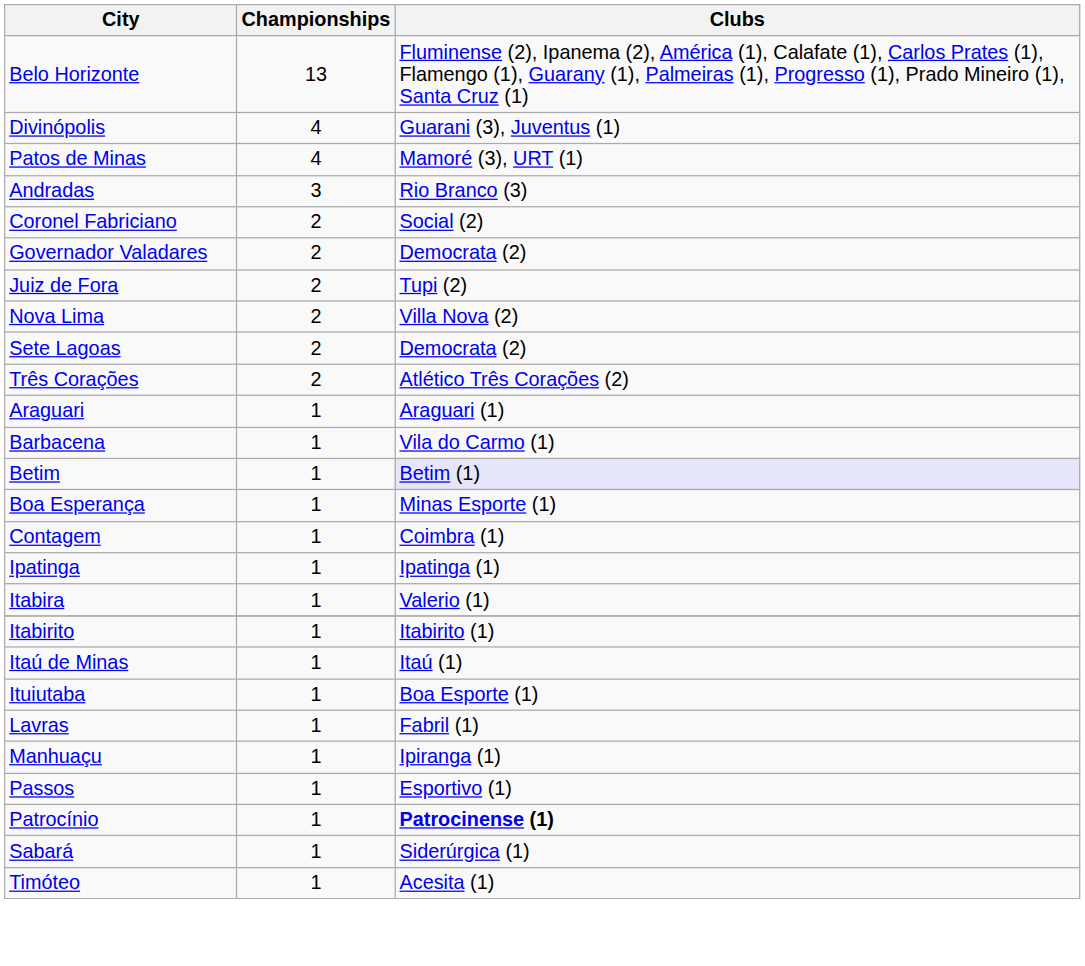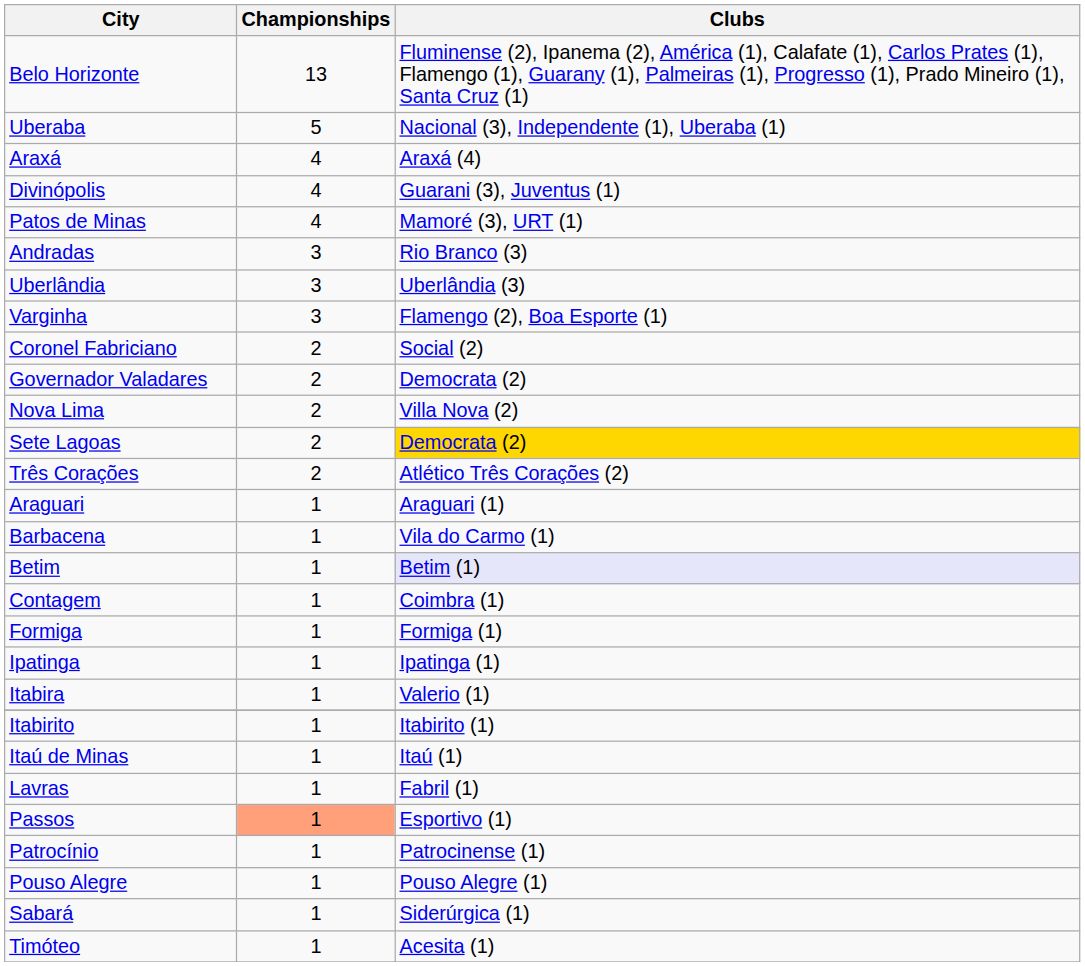+ row: (47, 127)
+ row: (35, 159)
+ row: (57, 285)
+ row: (48, 316)
- row: (64, 285)
(463, 348) no background -> (463, 442) gold background
- row: (77, 505)
+ row: (46, 631)
- row: (47, 694)
- row: (56, 757)
(316, 788) no background -> (316, 820) lightsalmon background
(477, 820) bold -> (472, 851) normal
+ row: (68, 882)
